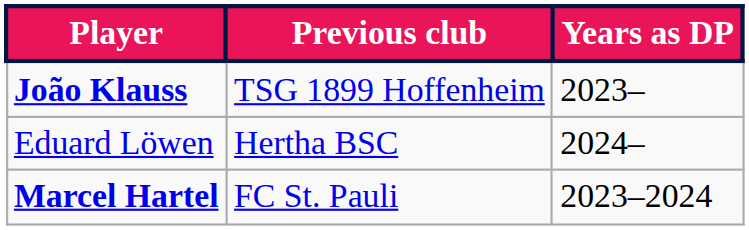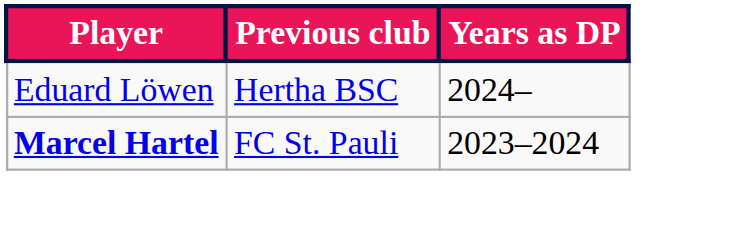- row: (101, 89)
